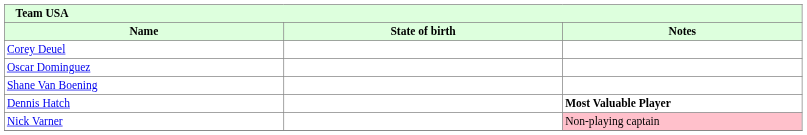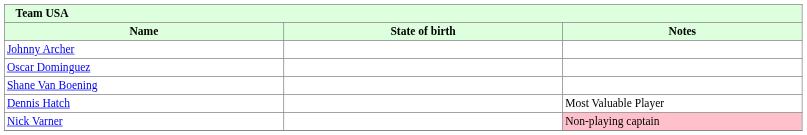+ row: (41, 49)
- row: (36, 49)
(618, 103) bold -> (615, 103) normal
